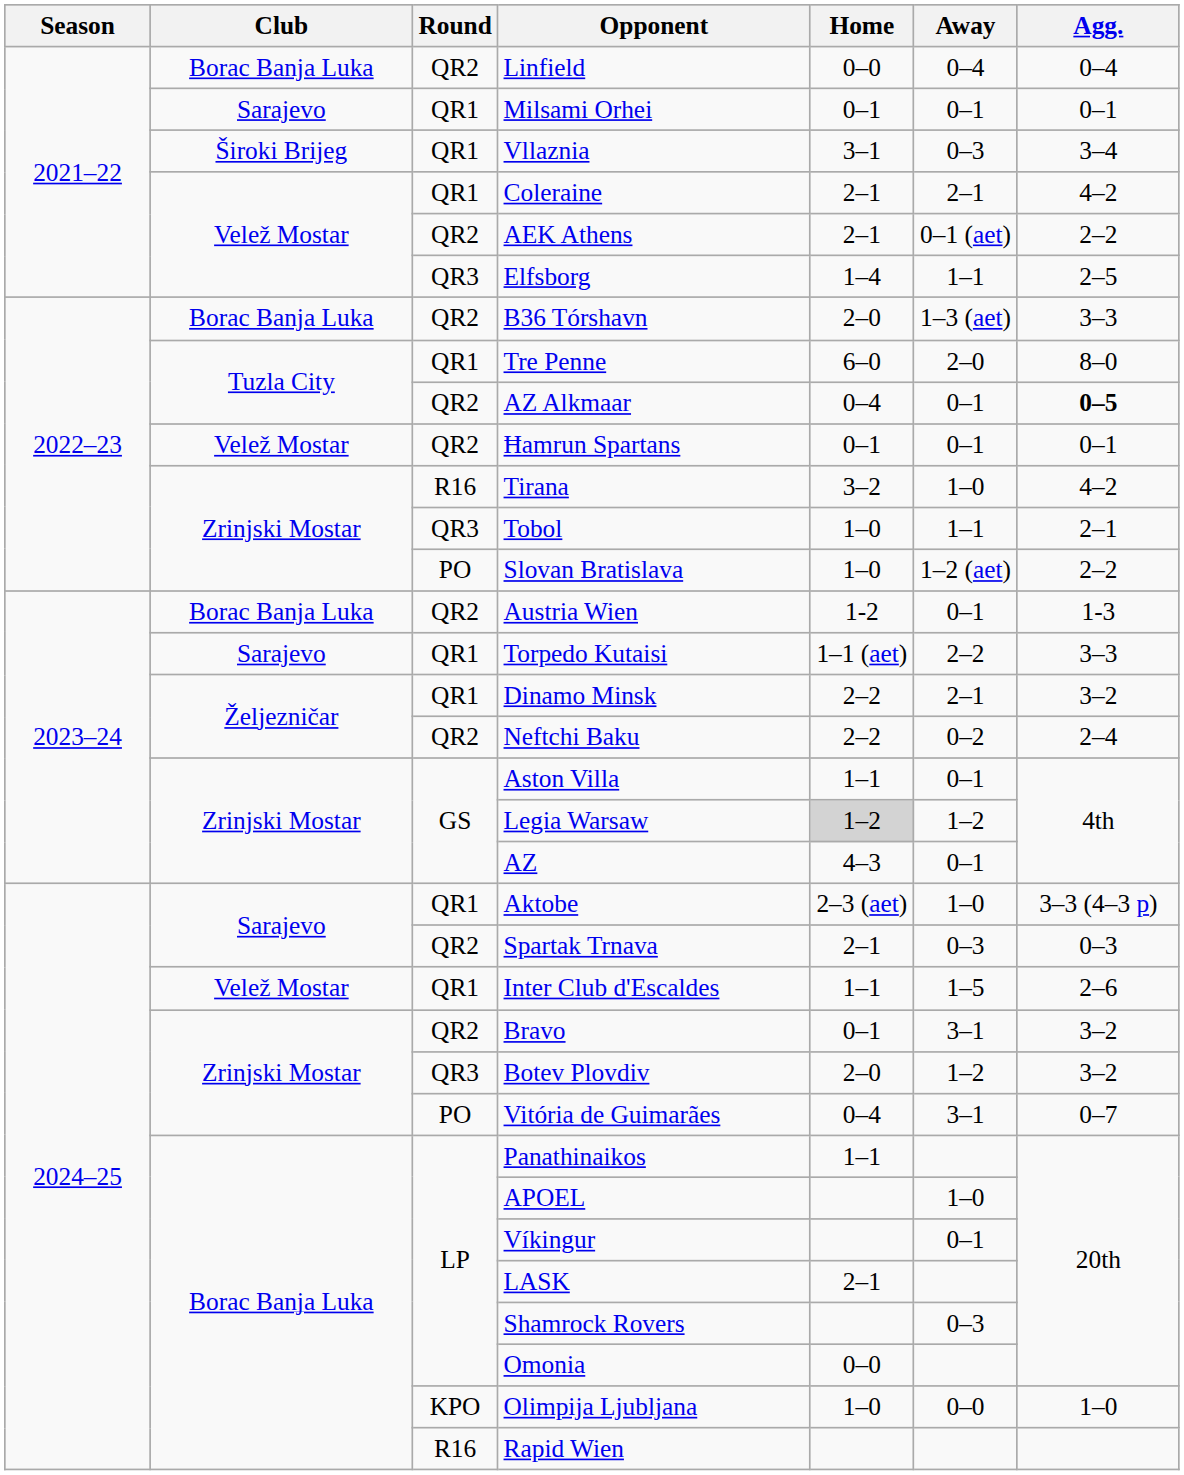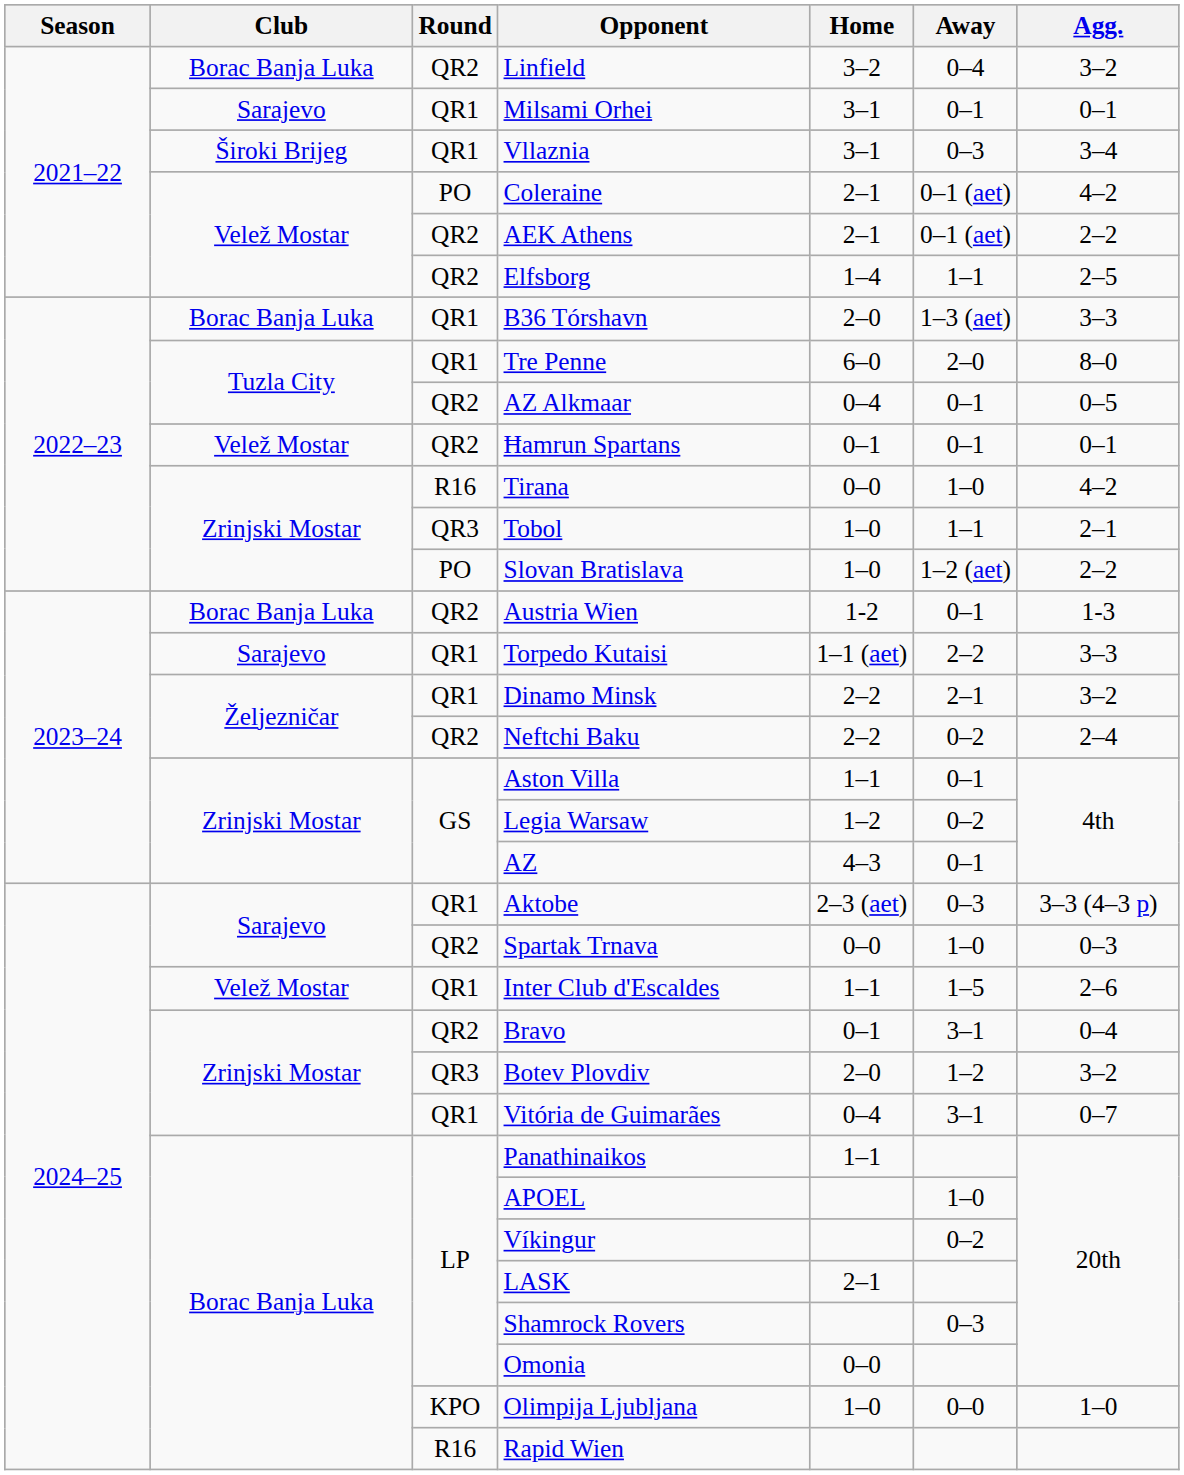(862, 67) 0–0 -> (862, 67) 3–2
(1098, 67) 0–4 -> (1098, 67) 3–2
(862, 109) 0–1 -> (862, 109) 3–1
(455, 193) QR1 -> (455, 193) PO
(966, 193) 2–1 -> (966, 193) 0–1 (aet)
(455, 276) QR3 -> (455, 276) QR2
(455, 318) QR2 -> (455, 318) QR1
(1098, 402) bold -> (1098, 402) normal
(862, 486) 3–2 -> (862, 486) 0–0
(862, 820) lightgrey background -> (862, 820) no background
(966, 820) 1–2 -> (966, 820) 0–2
(966, 904) 1–0 -> (966, 904) 0–3
(862, 946) 2–1 -> (862, 946) 0–0
(966, 946) 0–3 -> (966, 946) 1–0
(1098, 1030) 3–2 -> (1098, 1030) 0–4
(455, 1113) PO -> (455, 1113) QR1
(966, 1239) 0–1 -> (966, 1239) 0–2
